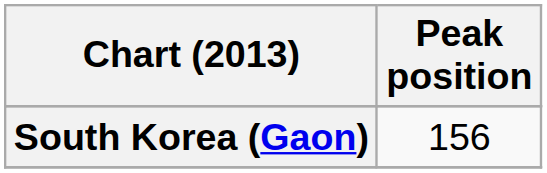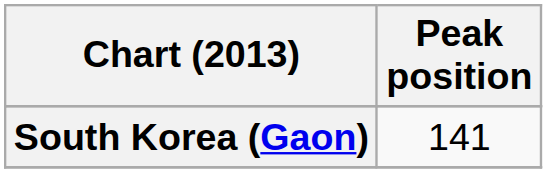(459, 136) 156 -> (459, 136) 141
